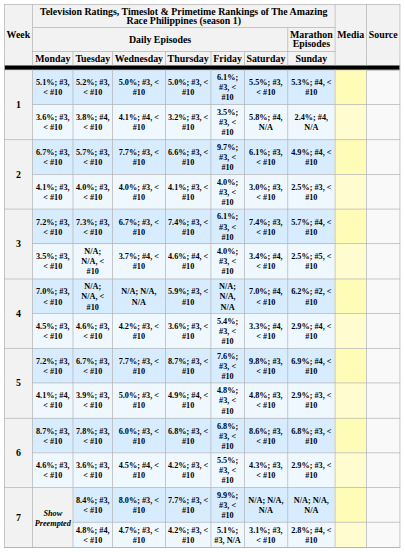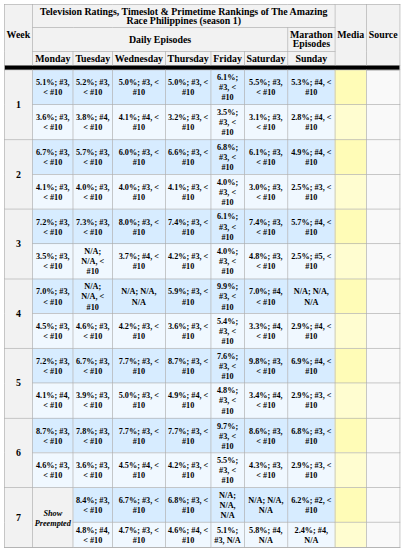(266, 122) 5.8%; #4, N/A -> (266, 122) 3.1%; #3, < #10
(311, 122) 2.4%; #4, N/A -> (311, 122) 2.8%; #4, < #10
(139, 157) 7.7%; #3, < #10 -> (139, 157) 6.0%; #3, < #10
(228, 157) 9.7%; #3, < #10 -> (228, 157) 6.8%; #3, < #10
(139, 226) 6.7%; #3, < #10 -> (139, 226) 8.0%; #3, < #10
(188, 261) 4.6%; #4, < #10 -> (188, 261) 4.2%; #3, < #10
(266, 261) 3.4%; #4, < #10 -> (266, 261) 4.8%; #3, < #10
(228, 296) N/A; N/A, N/A -> (228, 296) 9.9%; #3, < #10
(311, 296) 6.2%; #2, < #10 -> (311, 296) N/A; N/A, N/A
(266, 400) 4.8%; #3, < #10 -> (266, 400) 3.4%; #4, < #10
(139, 435) 6.0%; #3, < #10 -> (139, 435) 7.7%; #3, < #10
(188, 435) 6.8%; #3, < #10 -> (188, 435) 7.7%; #3, < #10
(228, 435) 6.8%; #3, < #10 -> (228, 435) 9.7%; #3, < #10
(139, 505) 8.0%; #3, < #10 -> (139, 505) 6.7%; #3, < #10
(188, 505) 7.7%; #3, < #10 -> (188, 505) 6.8%; #3, < #10
(228, 505) 9.9%; #3, < #10 -> (228, 505) N/A; N/A, N/A
(311, 505) N/A; N/A, N/A -> (311, 505) 6.2%; #2, < #10
(188, 535) 4.2%; #3, < #10 -> (188, 535) 4.6%; #4, < #10
(266, 535) 3.1%; #3, < #10 -> (266, 535) 5.8%; #4, N/A
(311, 535) 2.8%; #4, < #10 -> (311, 535) 2.4%; #4, N/A
